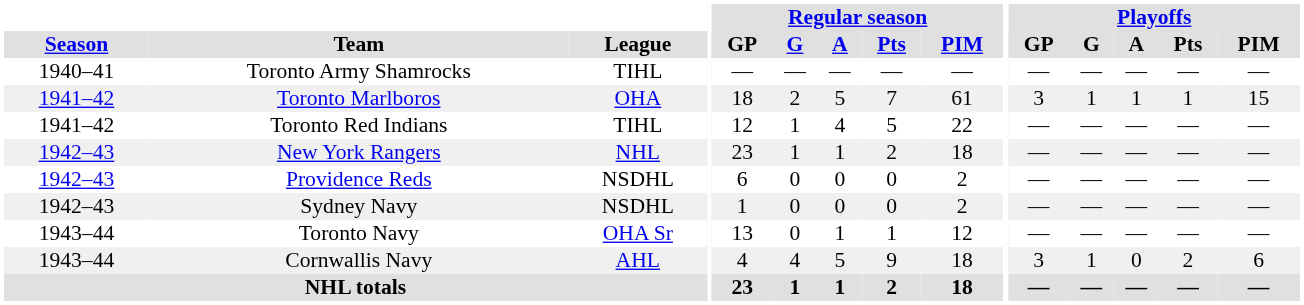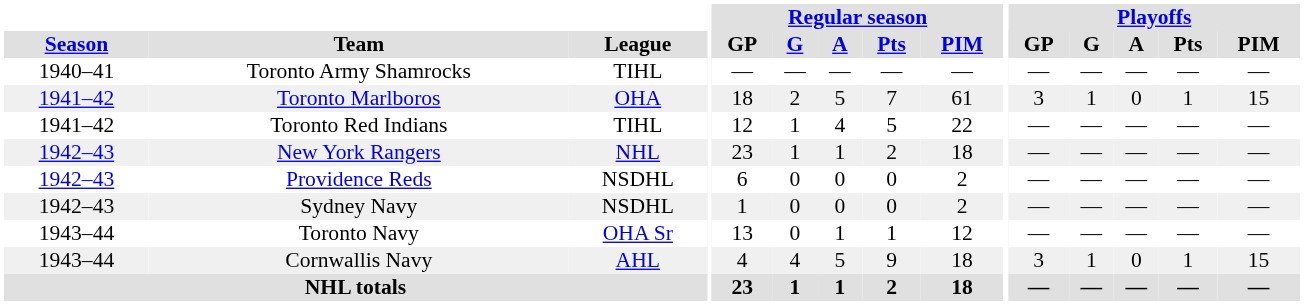(1136, 98) 1 -> (1136, 98) 0
(1188, 260) 2 -> (1188, 260) 1
(1259, 260) 6 -> (1259, 260) 15
